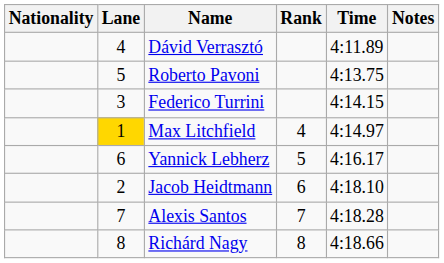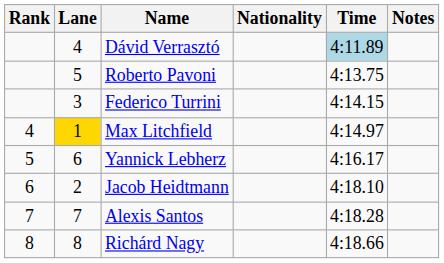columns swapped: (301, 18) <-> (51, 18)
(357, 46) no background -> (357, 46) lightblue background
